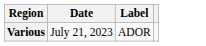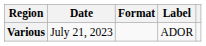+ column: (137, 13)
